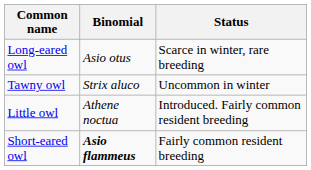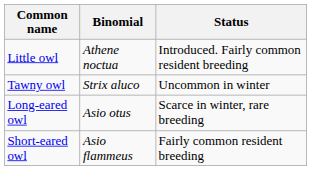rows swapped: (33, 112) <-> (37, 57)
(109, 148) bold -> (108, 148) normal
